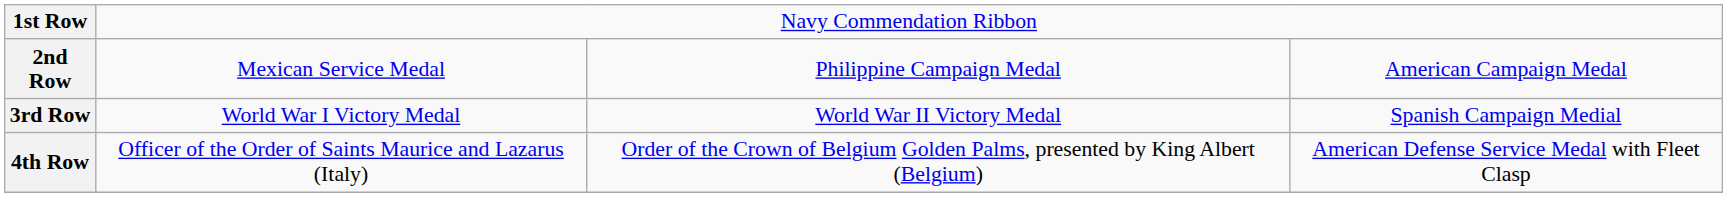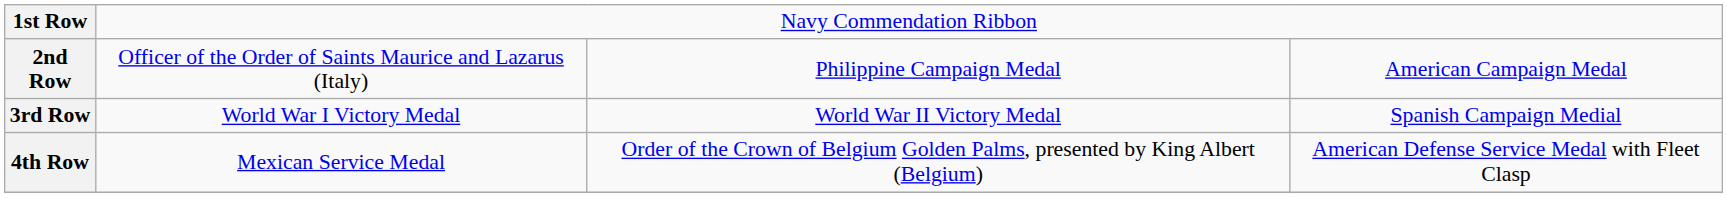(341, 68) Mexican Service Medal -> (341, 68) Officer of the Order of Saints Maurice and Lazarus (Italy)
(341, 162) Officer of the Order of Saints Maurice and Lazarus (Italy) -> (341, 162) Mexican Service Medal
